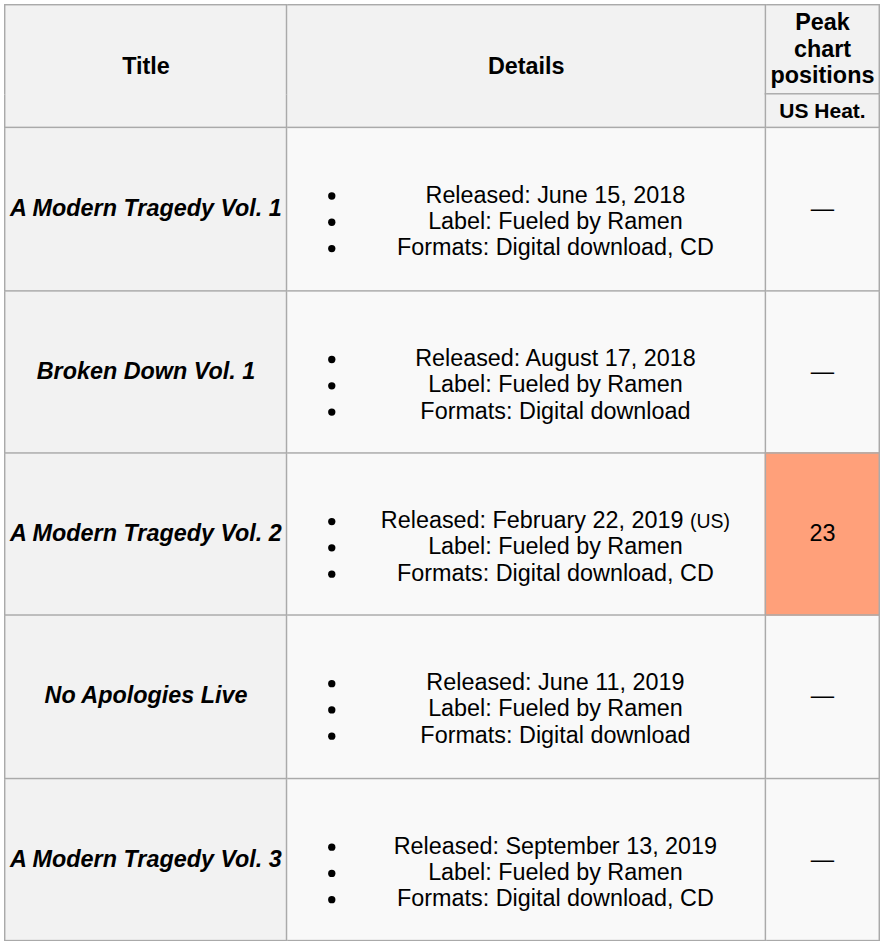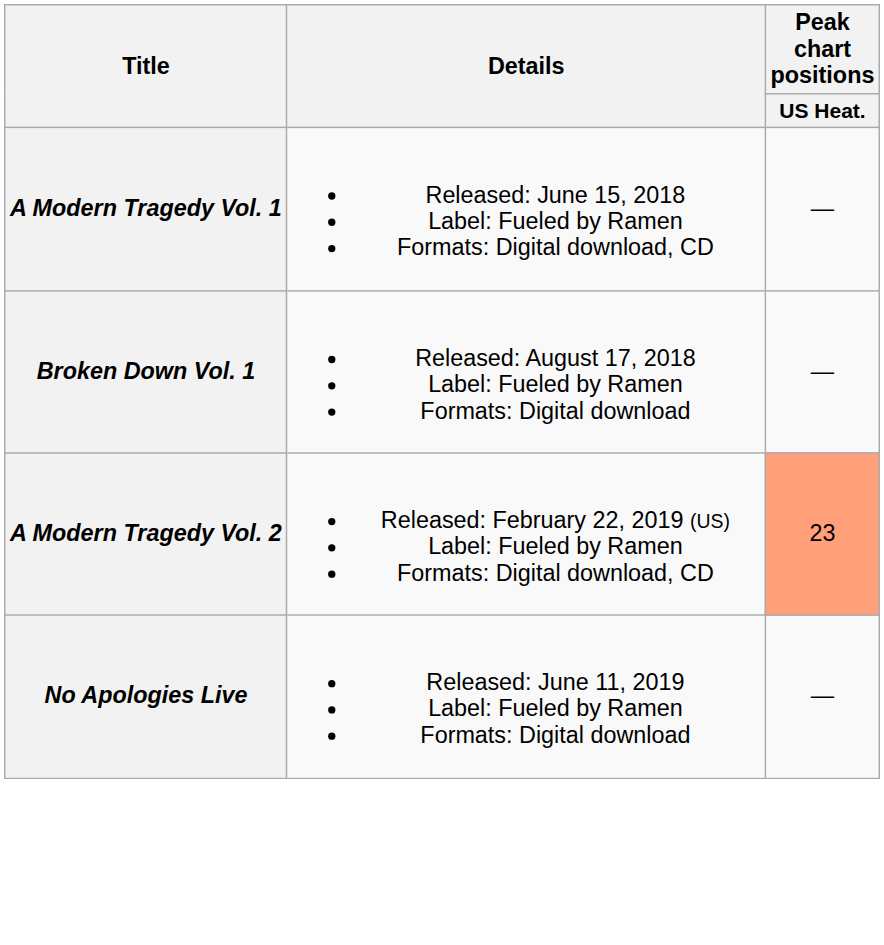- row: (146, 859)
